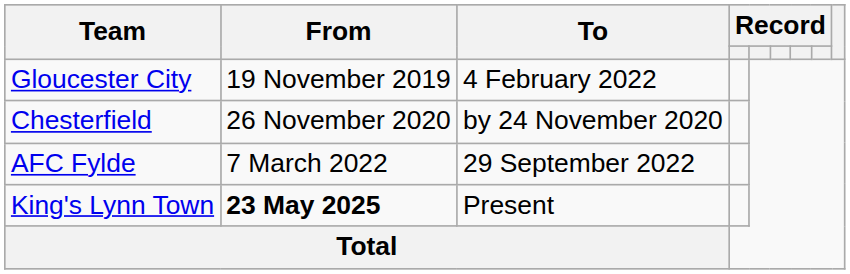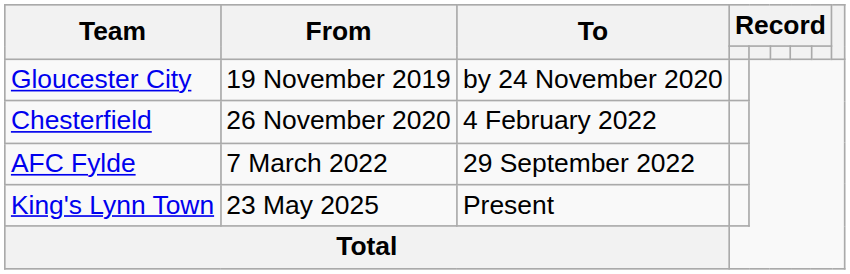(560, 79) 4 February 2022 -> (593, 79) by 24 November 2020
(593, 121) by 24 November 2020 -> (560, 121) 4 February 2022
(303, 205) bold -> (303, 205) normal
